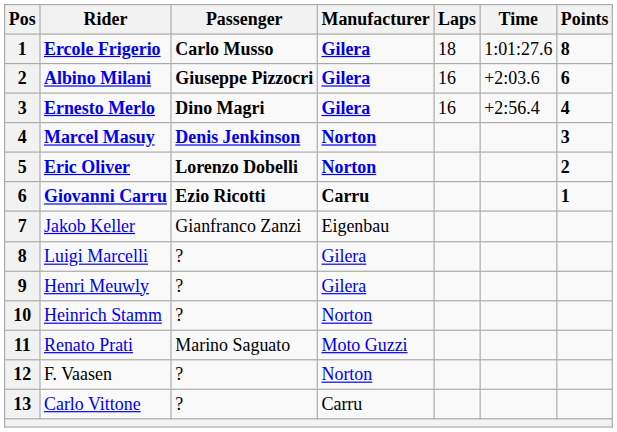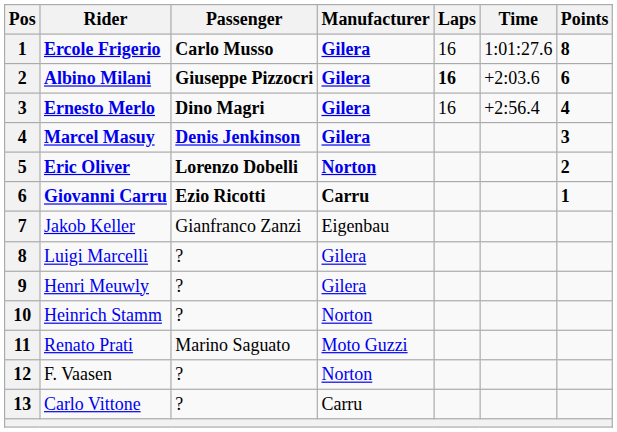(447, 49) 18 -> (447, 49) 16
(447, 78) normal -> (447, 78) bold
(349, 137) Norton -> (346, 137) Gilera
